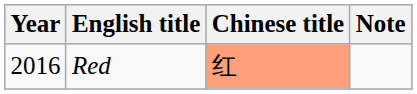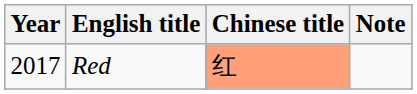(35, 66) 2016 -> (35, 66) 2017
